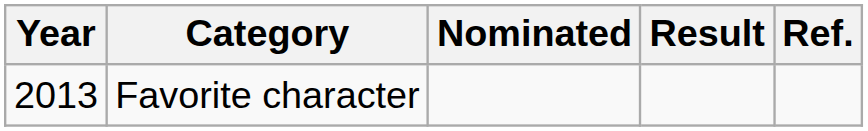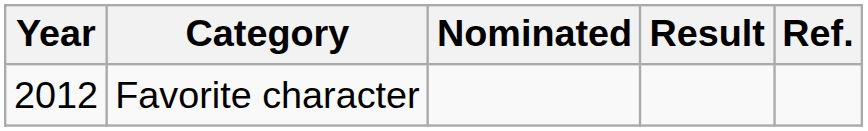(56, 94) 2013 -> (56, 94) 2012
